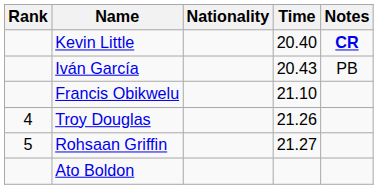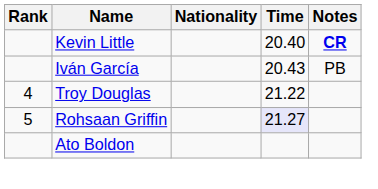- row: (117, 94)
(297, 119) 21.26 -> (285, 94) 21.22
(297, 145) no background -> (285, 119) lavender background
